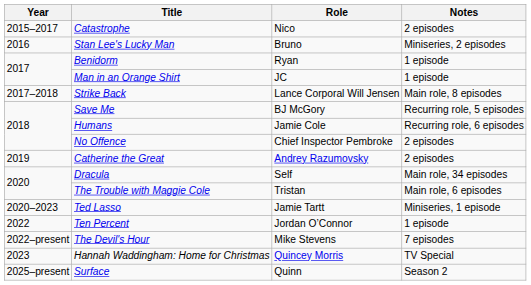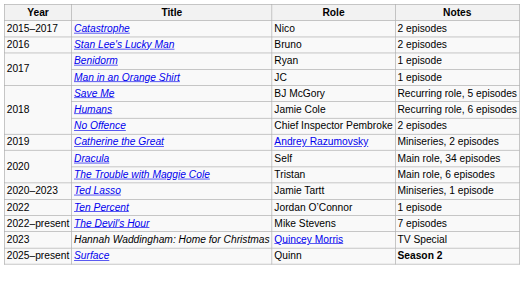(455, 45) Miniseries, 2 episodes -> (422, 45) 2 episodes
- row: (100, 93)
(429, 158) 2 episodes -> (448, 142) Miniseries, 2 episodes
(426, 272) normal -> (420, 256) bold
